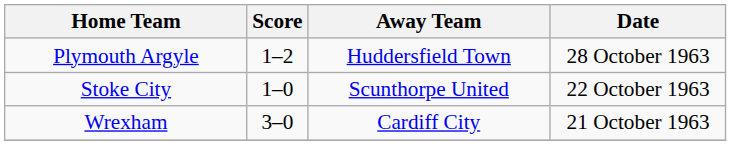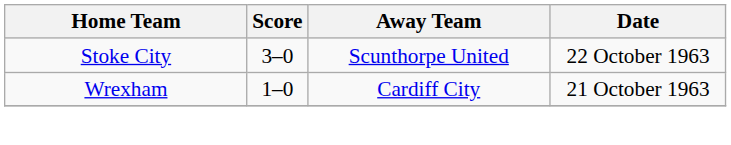- row: (126, 55)
(277, 88) 1–0 -> (277, 55) 3–0
(277, 122) 3–0 -> (277, 88) 1–0
